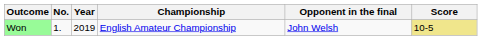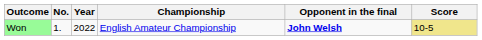(84, 27) 2019 -> (84, 27) 2022
(313, 27) normal -> (315, 27) bold
